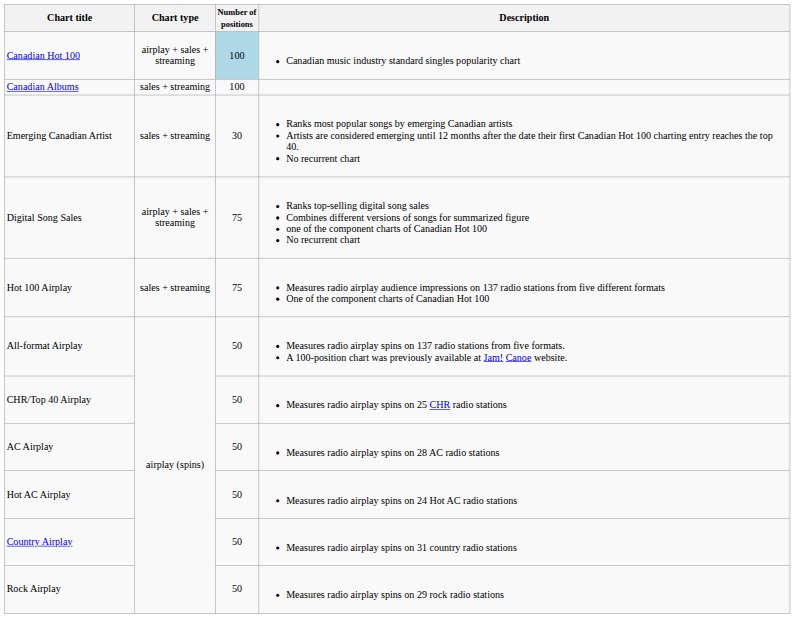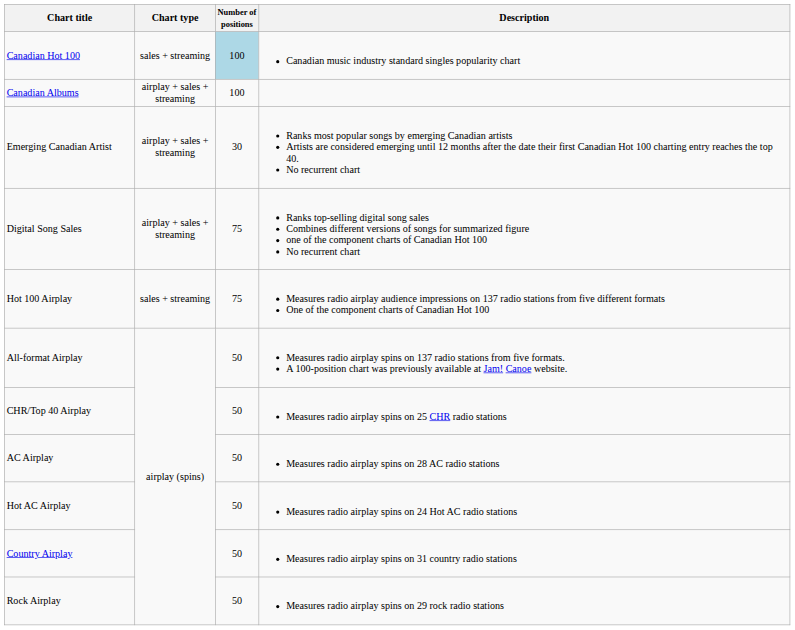(175, 55) airplay + sales + streaming -> (175, 55) sales + streaming
(175, 87) sales + streaming -> (175, 92) airplay + sales + streaming
(175, 136) sales + streaming -> (175, 147) airplay + sales + streaming
